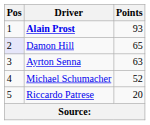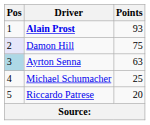(138, 46) 65 -> (138, 46) 75
(9, 62) no background -> (9, 62) lightblue background
(138, 79) 52 -> (138, 79) 25
